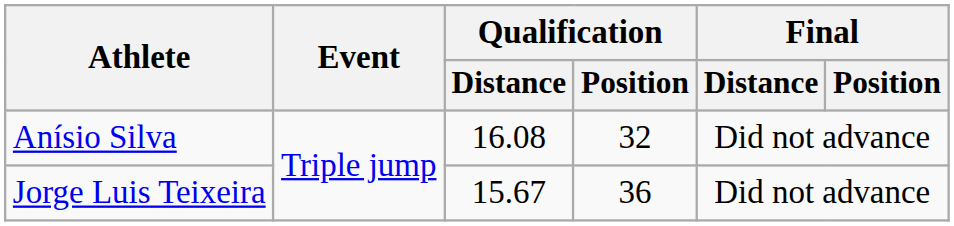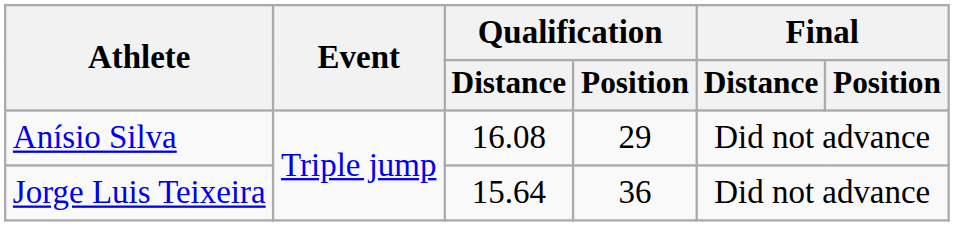(635, 137) 32 -> (635, 137) 29
(509, 192) 15.67 -> (509, 192) 15.64
